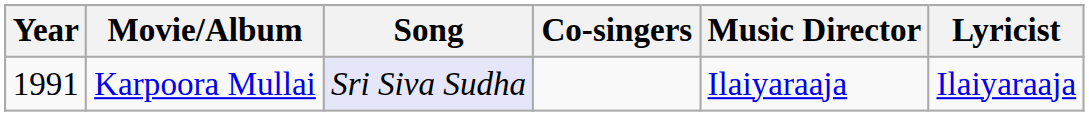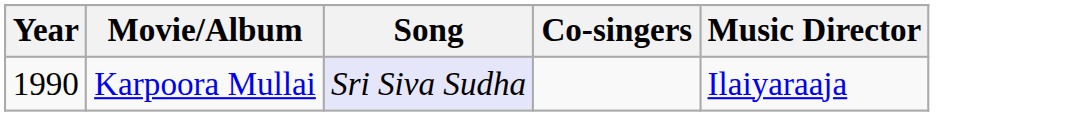- column: (1006, 30)
(46, 83) 1991 -> (46, 83) 1990
